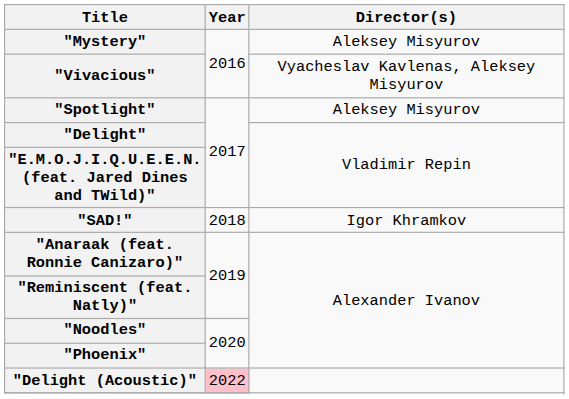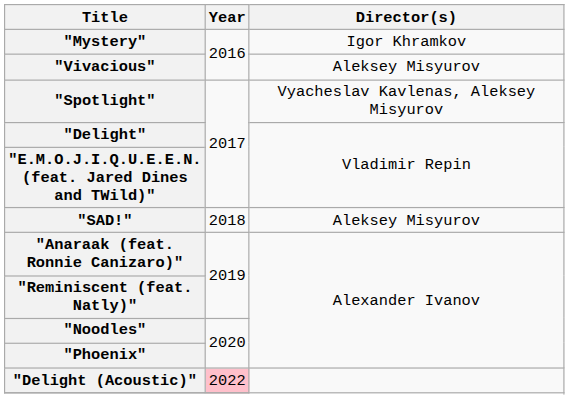(406, 42) Aleksey Misyurov -> (406, 42) Igor Khramkov
(406, 76) Vyacheslav Kavlenas, Aleksey Misyurov -> (406, 67) Aleksey Misyurov
(406, 110) Aleksey Misyurov -> (406, 101) Vyacheslav Kavlenas, Aleksey Misyurov
(406, 220) Igor Khramkov -> (406, 220) Aleksey Misyurov
